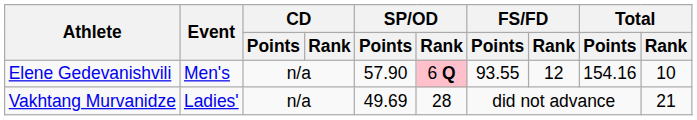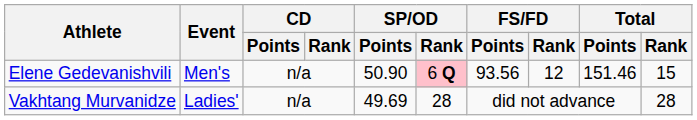(386, 74) 57.90 -> (386, 74) 50.90
(498, 74) 93.55 -> (498, 74) 93.56
(610, 74) 154.16 -> (610, 74) 151.46
(666, 74) 10 -> (666, 74) 15
(666, 101) 21 -> (666, 101) 28
